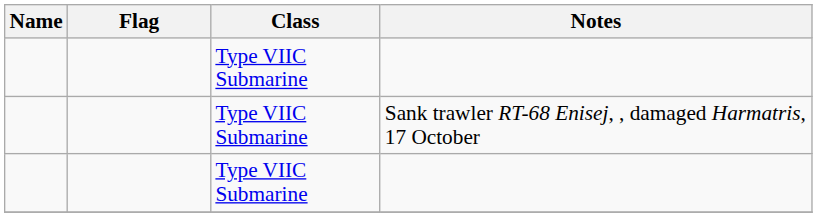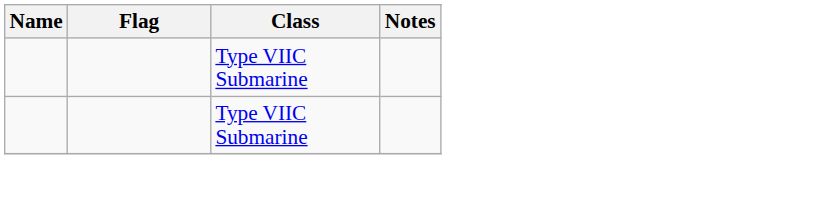- row: (36, 125)
